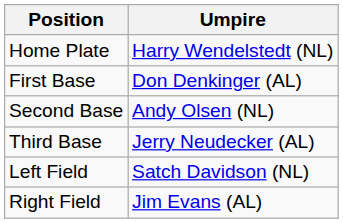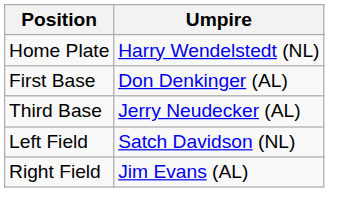- row: (66, 111)
